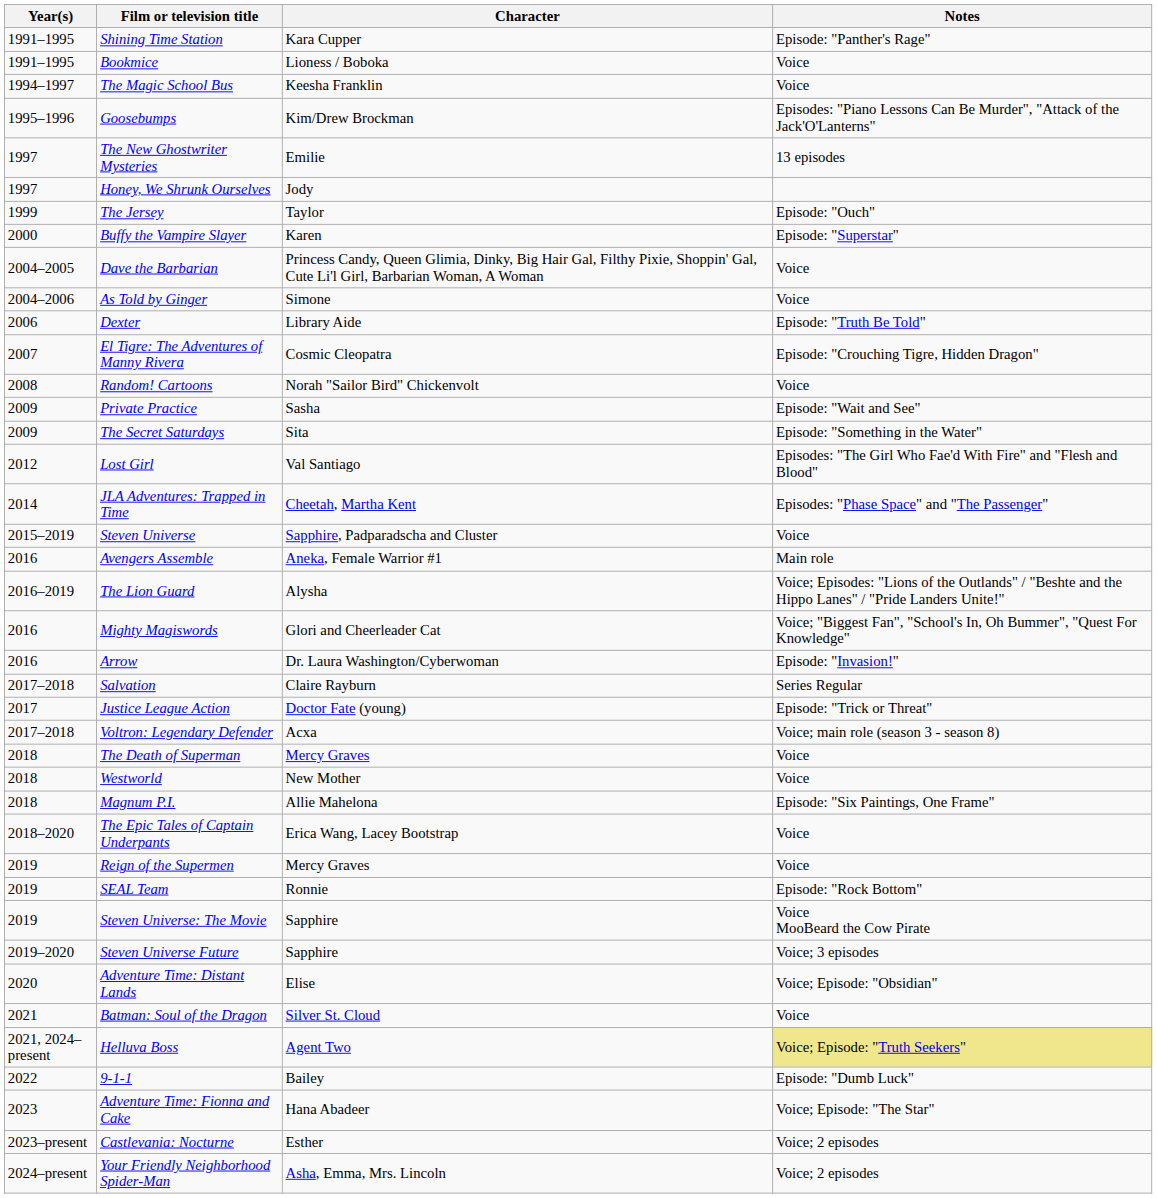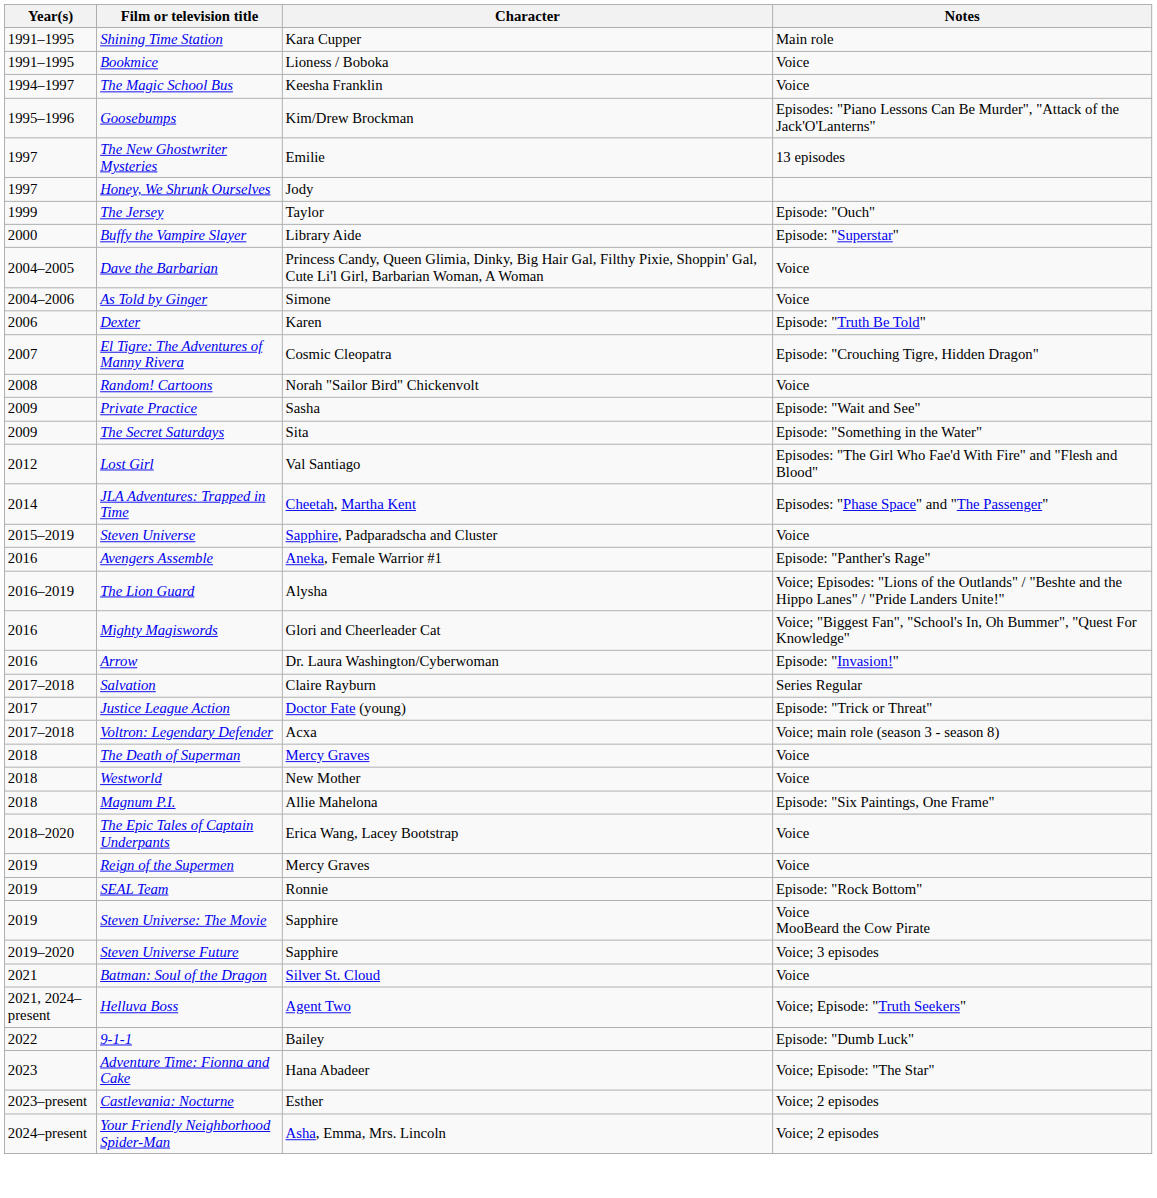(853, 39) Episode: "Panther's Rage" -> (805, 39) Main role
(304, 236) Karen -> (323, 236) Library Aide
(323, 322) Library Aide -> (304, 322) Karen
(805, 559) Main role -> (853, 559) Episode: "Panther's Rage"
- row: (172, 983)
(871, 1047) khaki background -> (871, 1007) no background
